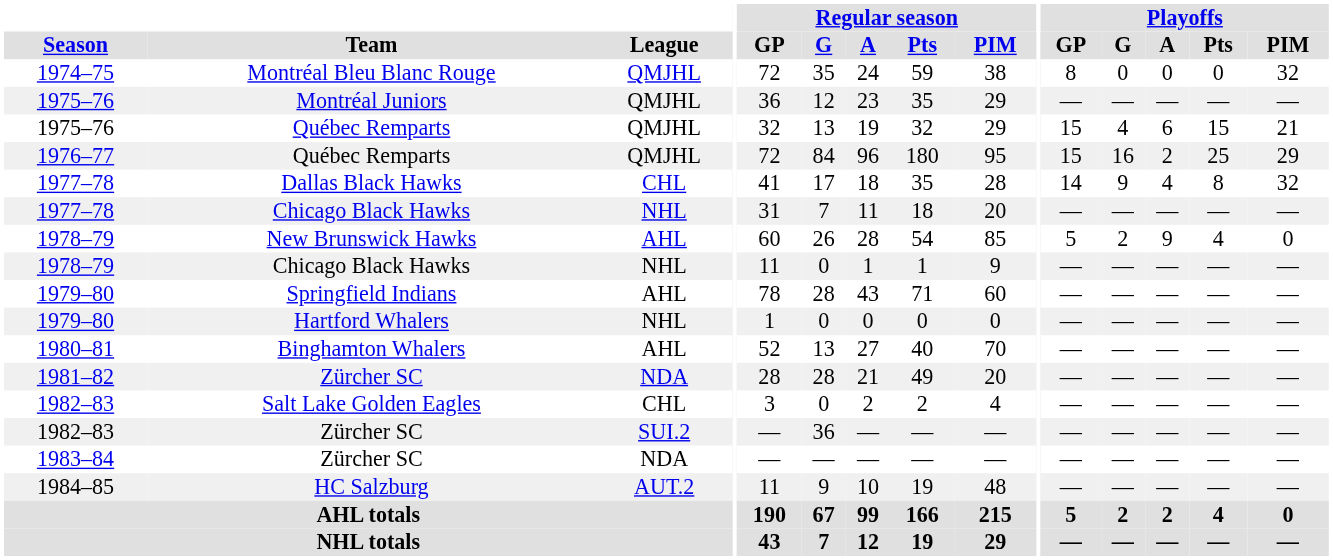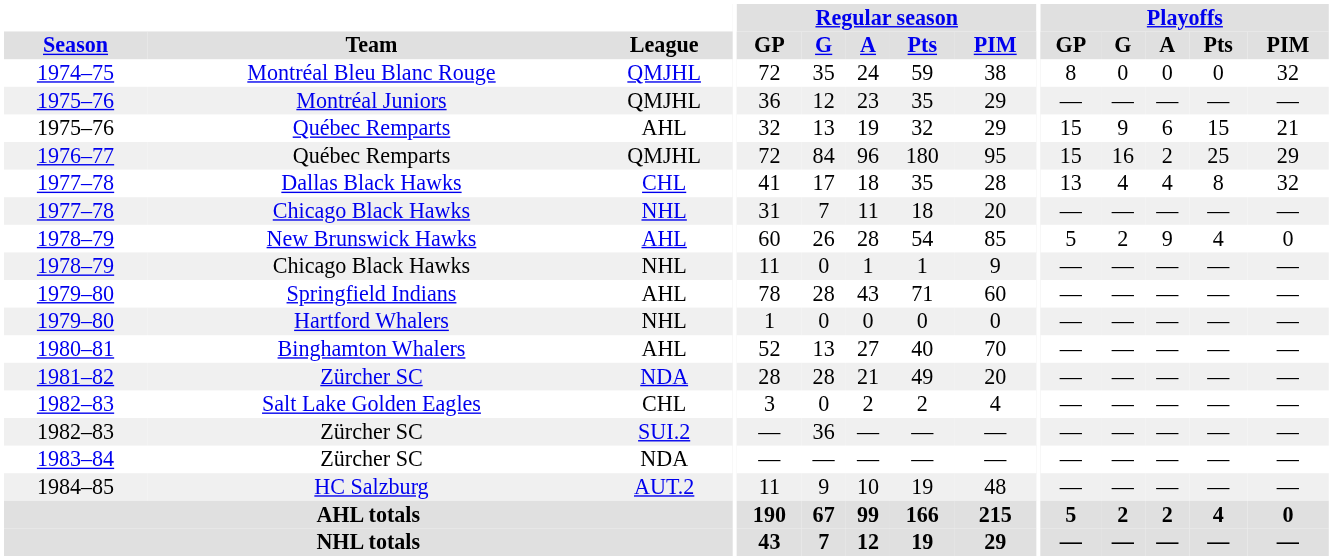(664, 128) QMJHL -> (664, 128) AHL
(1123, 128) 4 -> (1123, 128) 9
(1071, 183) 14 -> (1071, 183) 13
(1123, 183) 9 -> (1123, 183) 4
